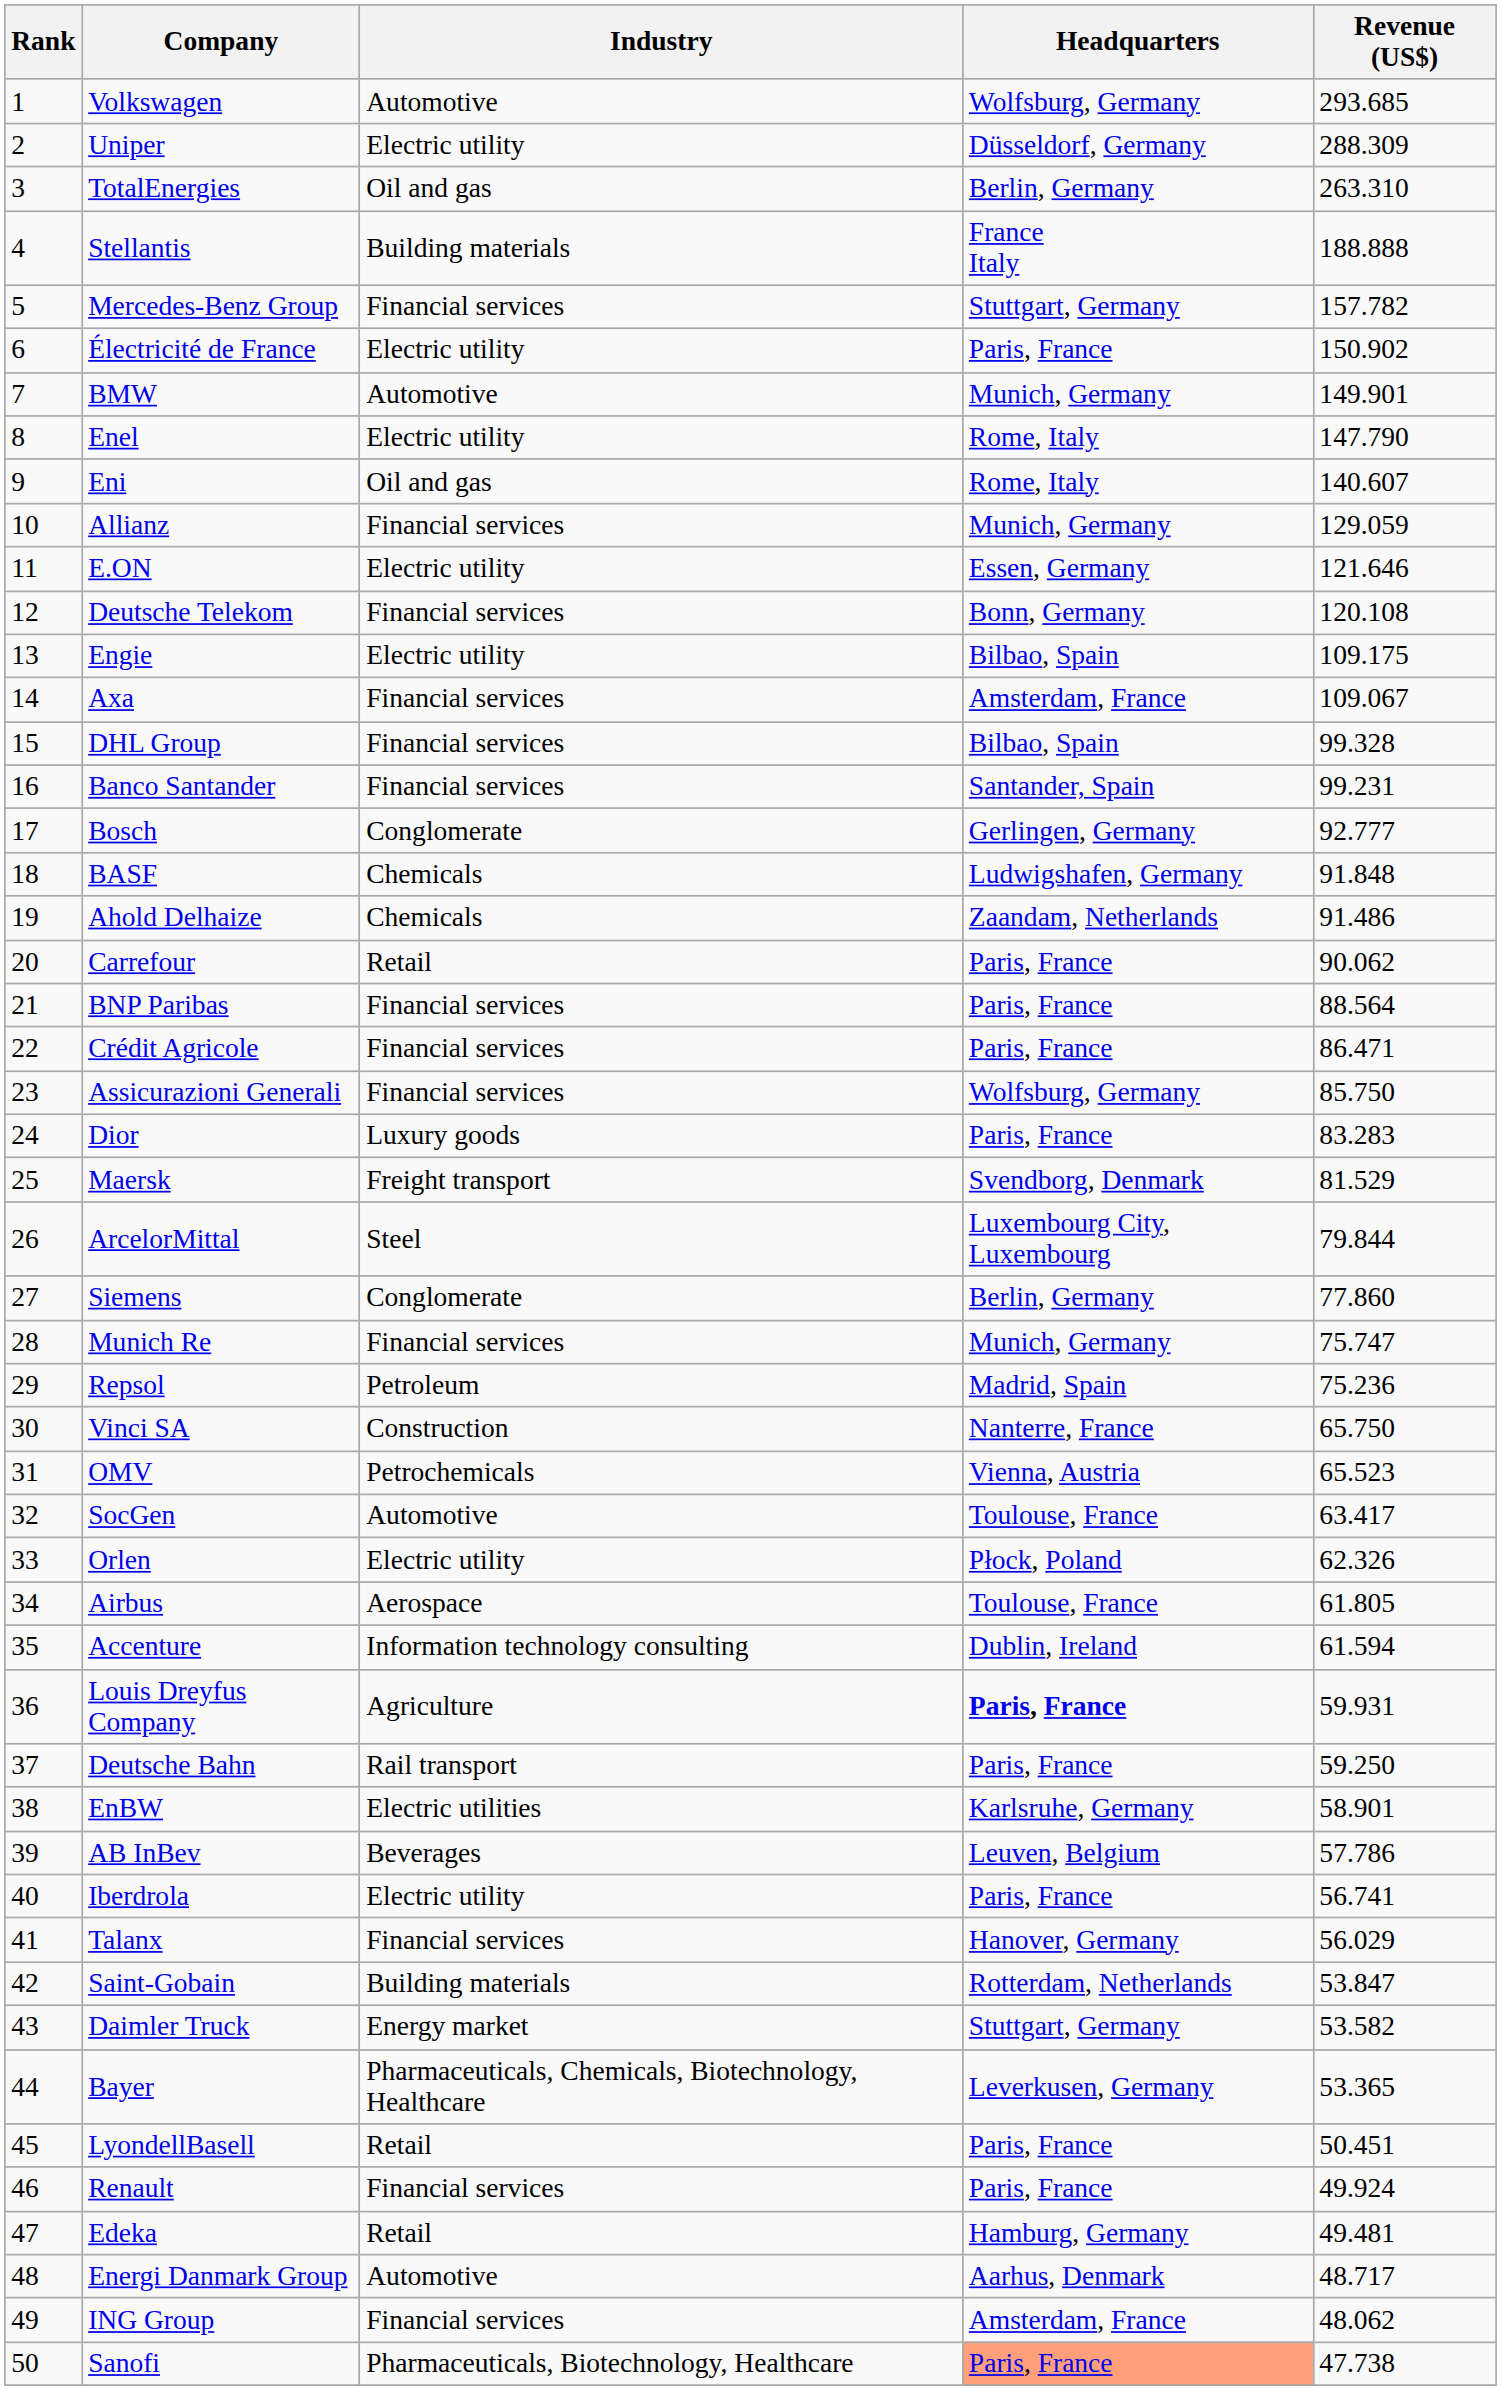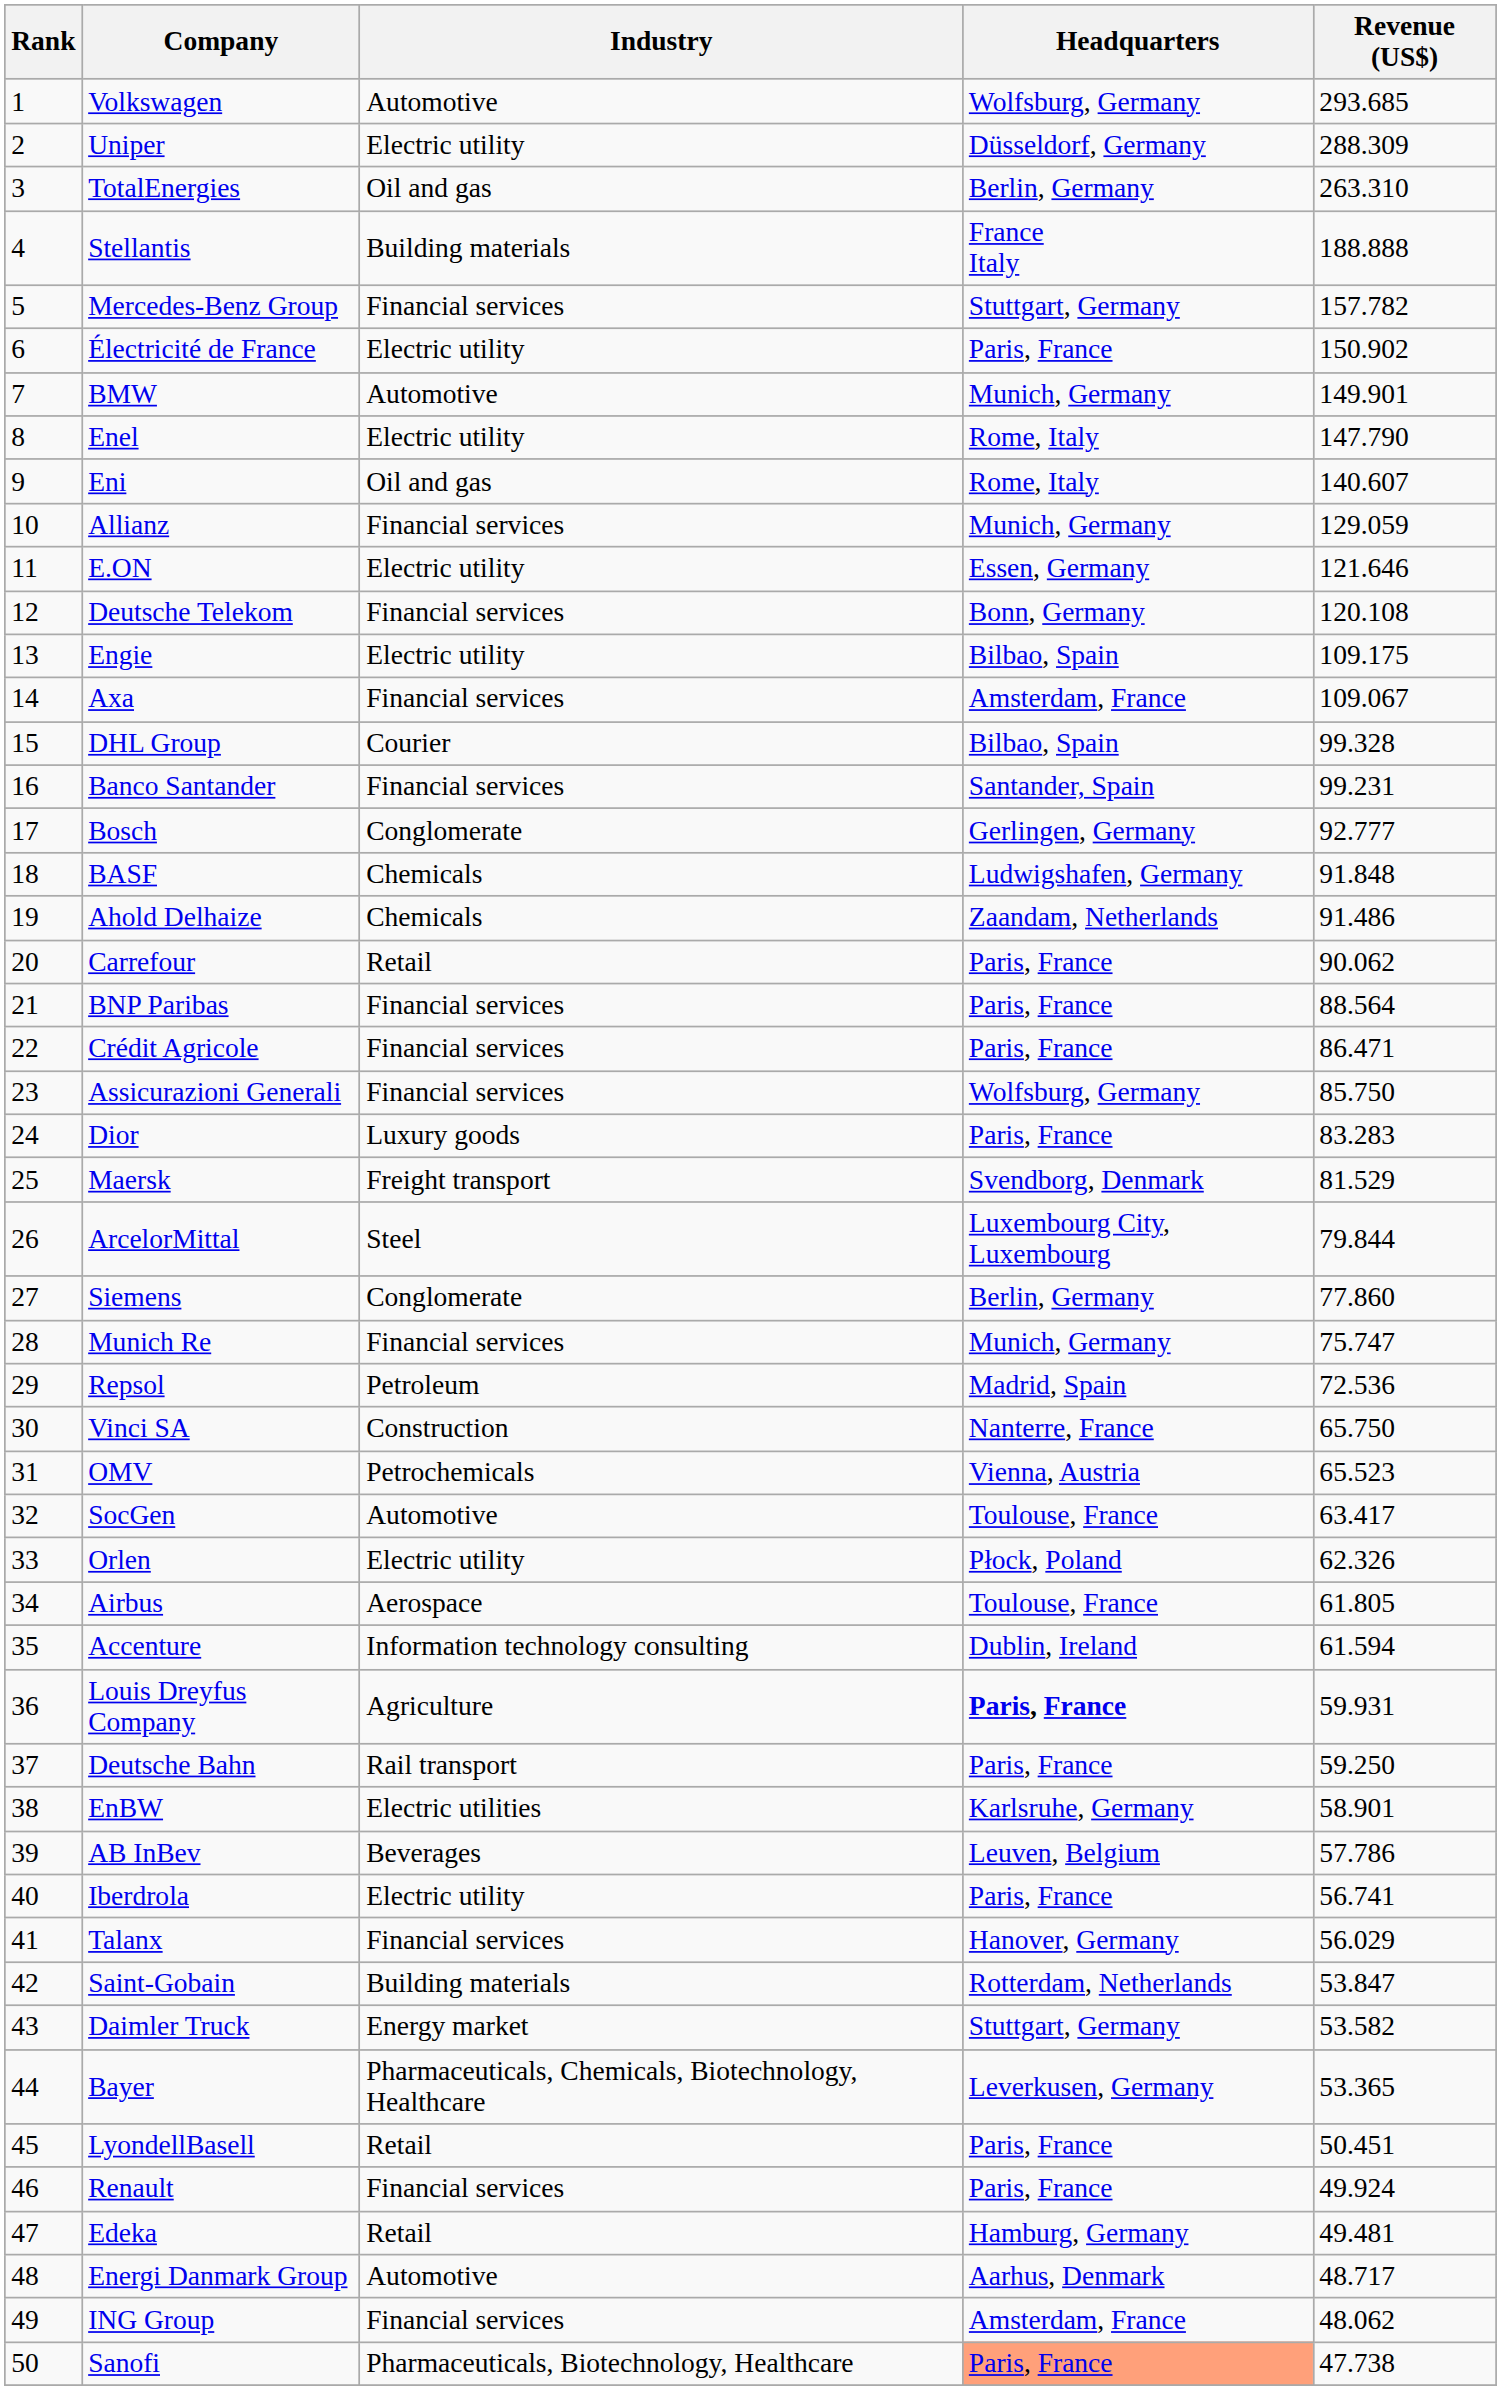(465, 742) Financial services -> (408, 742) Courier
(1357, 1384) 75.236 -> (1357, 1384) 72.536
